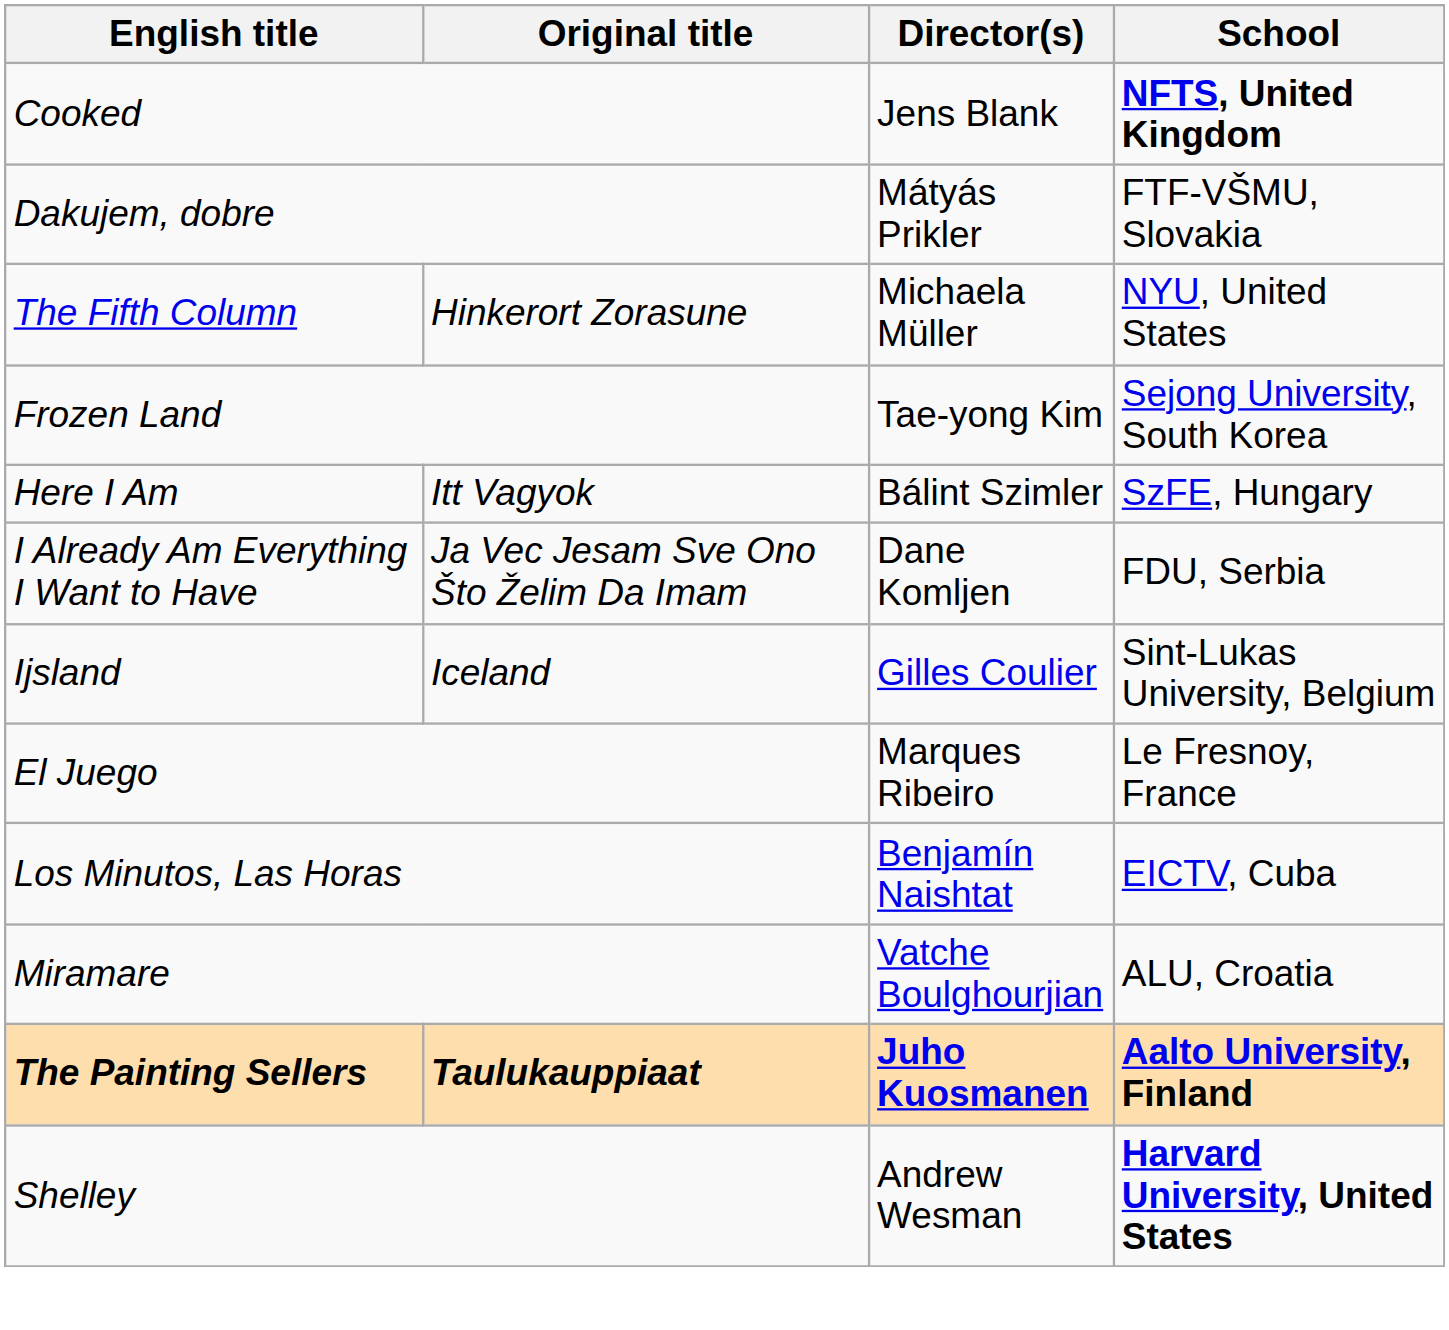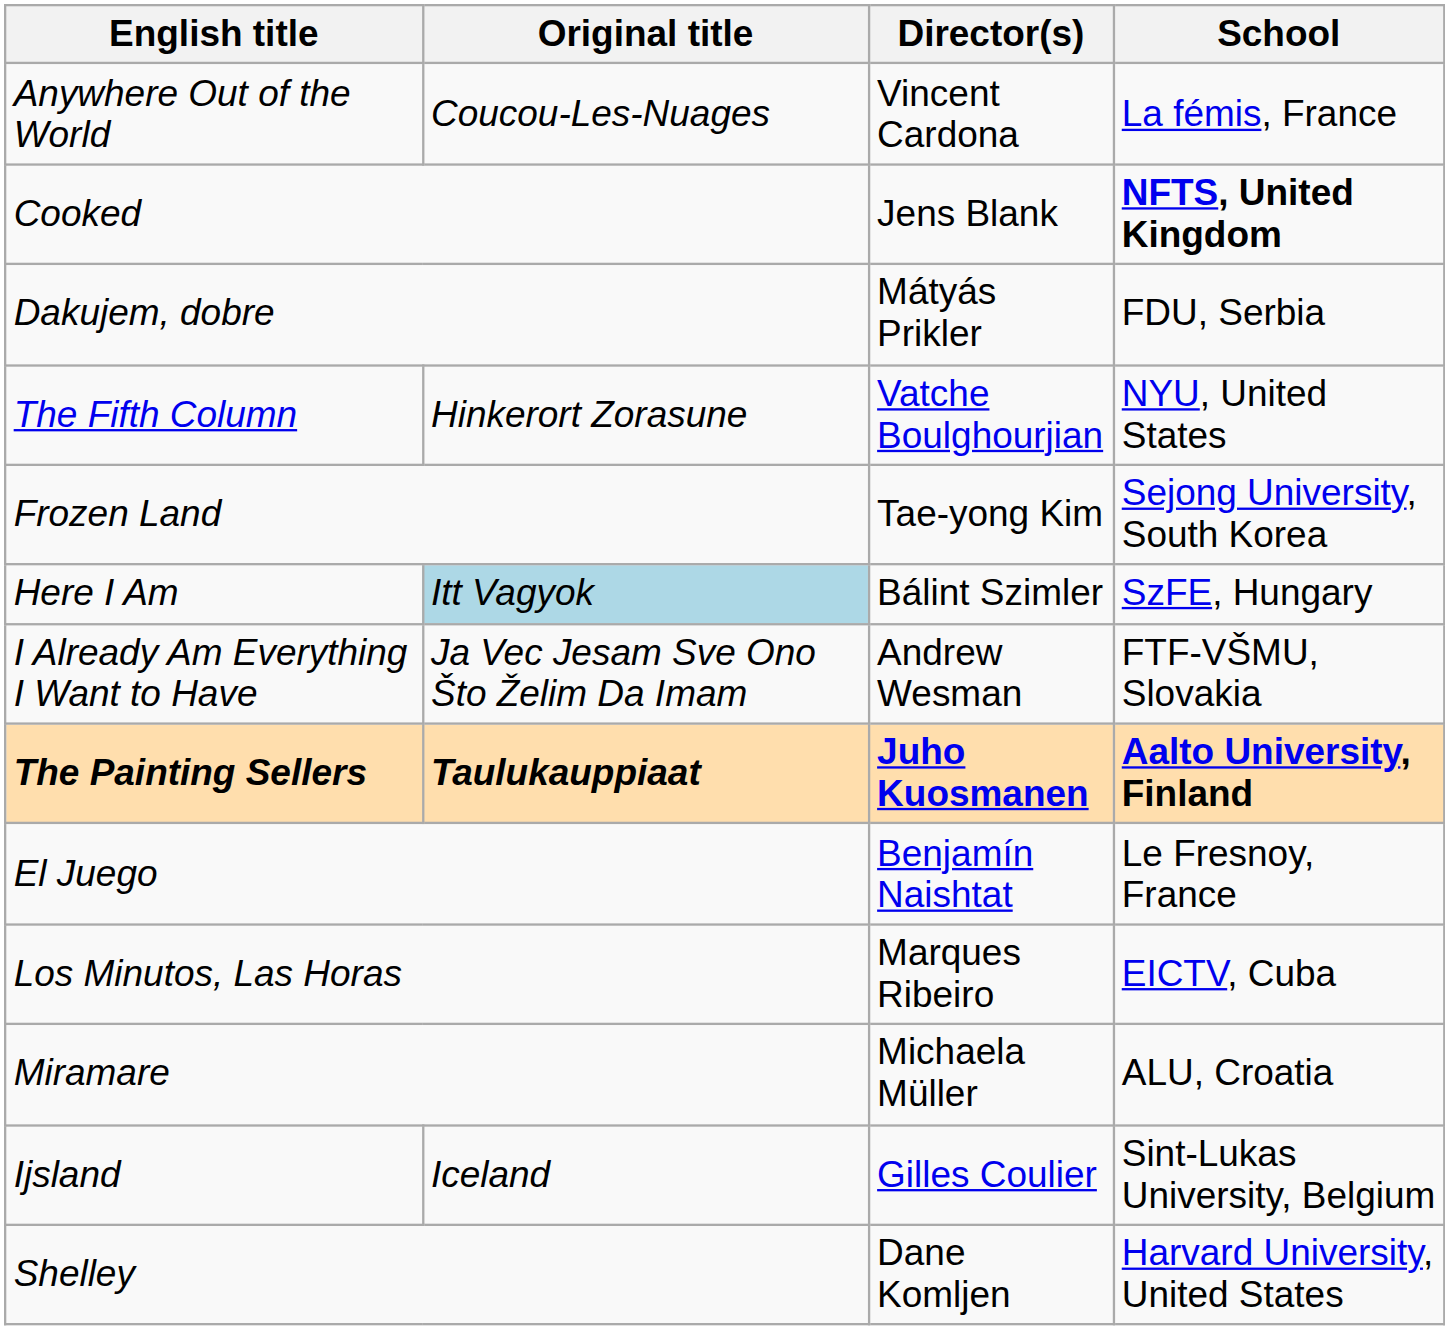+ row: (182, 113)
(1220, 213) FTF-VŠMU, Slovakia -> (1223, 313) FDU, Serbia
(951, 313) Michaela Müller -> (990, 413) Vatche Boulghourjian
(512, 493) no background -> (512, 593) lightblue background
(944, 572) Dane Komljen -> (950, 672) Andrew Wesman
(1223, 572) FDU, Serbia -> (1220, 672) FTF-VŠMU, Slovakia
rows swapped: (67, 672) <-> (190, 1073)
(949, 773) Marques Ribeiro -> (955, 873) Benjamín Naishtat
(955, 873) Benjamín Naishtat -> (949, 973) Marques Ribeiro
(990, 973) Vatche Boulghourjian -> (951, 1073) Michaela Müller
(950, 1194) Andrew Wesman -> (944, 1273) Dane Komljen
(1278, 1194) bold -> (1278, 1273) normal
